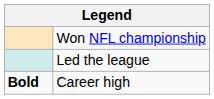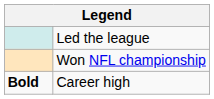rows swapped: (131, 37) <-> (103, 60)
